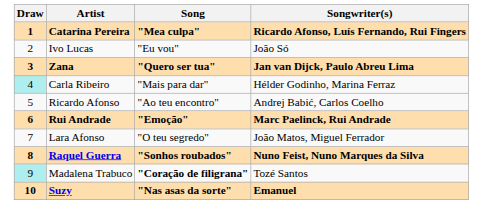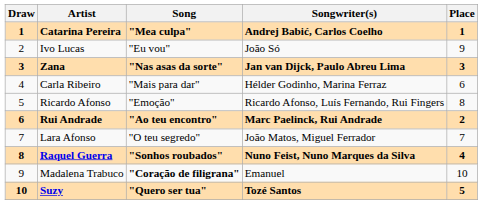+ column: (462, 13)
(360, 31) Ricardo Afonso, Luís Fernando, Rui Fingers -> (314, 31) Andrej Babić, Carlos Coelho
(177, 66) "Quero ser tua" -> (176, 66) "Nas asas da sorte"
(30, 84) paleturquoise background -> (21, 84) no background
(178, 102) "Ao teu encontro" -> (152, 102) "Emoção"
(318, 102) Andrej Babić, Carlos Coelho -> (344, 102) Ricardo Afonso, Luís Fernando, Rui Fingers
(163, 119) "Emoção" -> (173, 119) "Ao teu encontro"
(30, 173) paleturquoise background -> (21, 173) no background
(281, 173) Tozé Santos -> (265, 173) Emanuel
(185, 191) "Nas asas da sorte" -> (168, 191) "Quero ser tua"
(275, 191) Emanuel -> (273, 191) Tozé Santos
